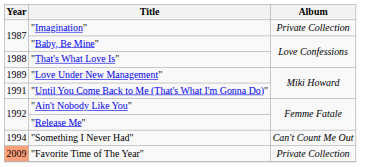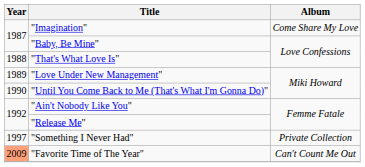(313, 28) Private Collection -> (315, 28) Come Share My Love
(17, 91) 1991 -> (17, 91) 1990
(17, 138) 1994 -> (17, 138) 1997
(313, 138) Can't Count Me Out -> (315, 138) Private Collection
(313, 153) Private Collection -> (315, 153) Can't Count Me Out
